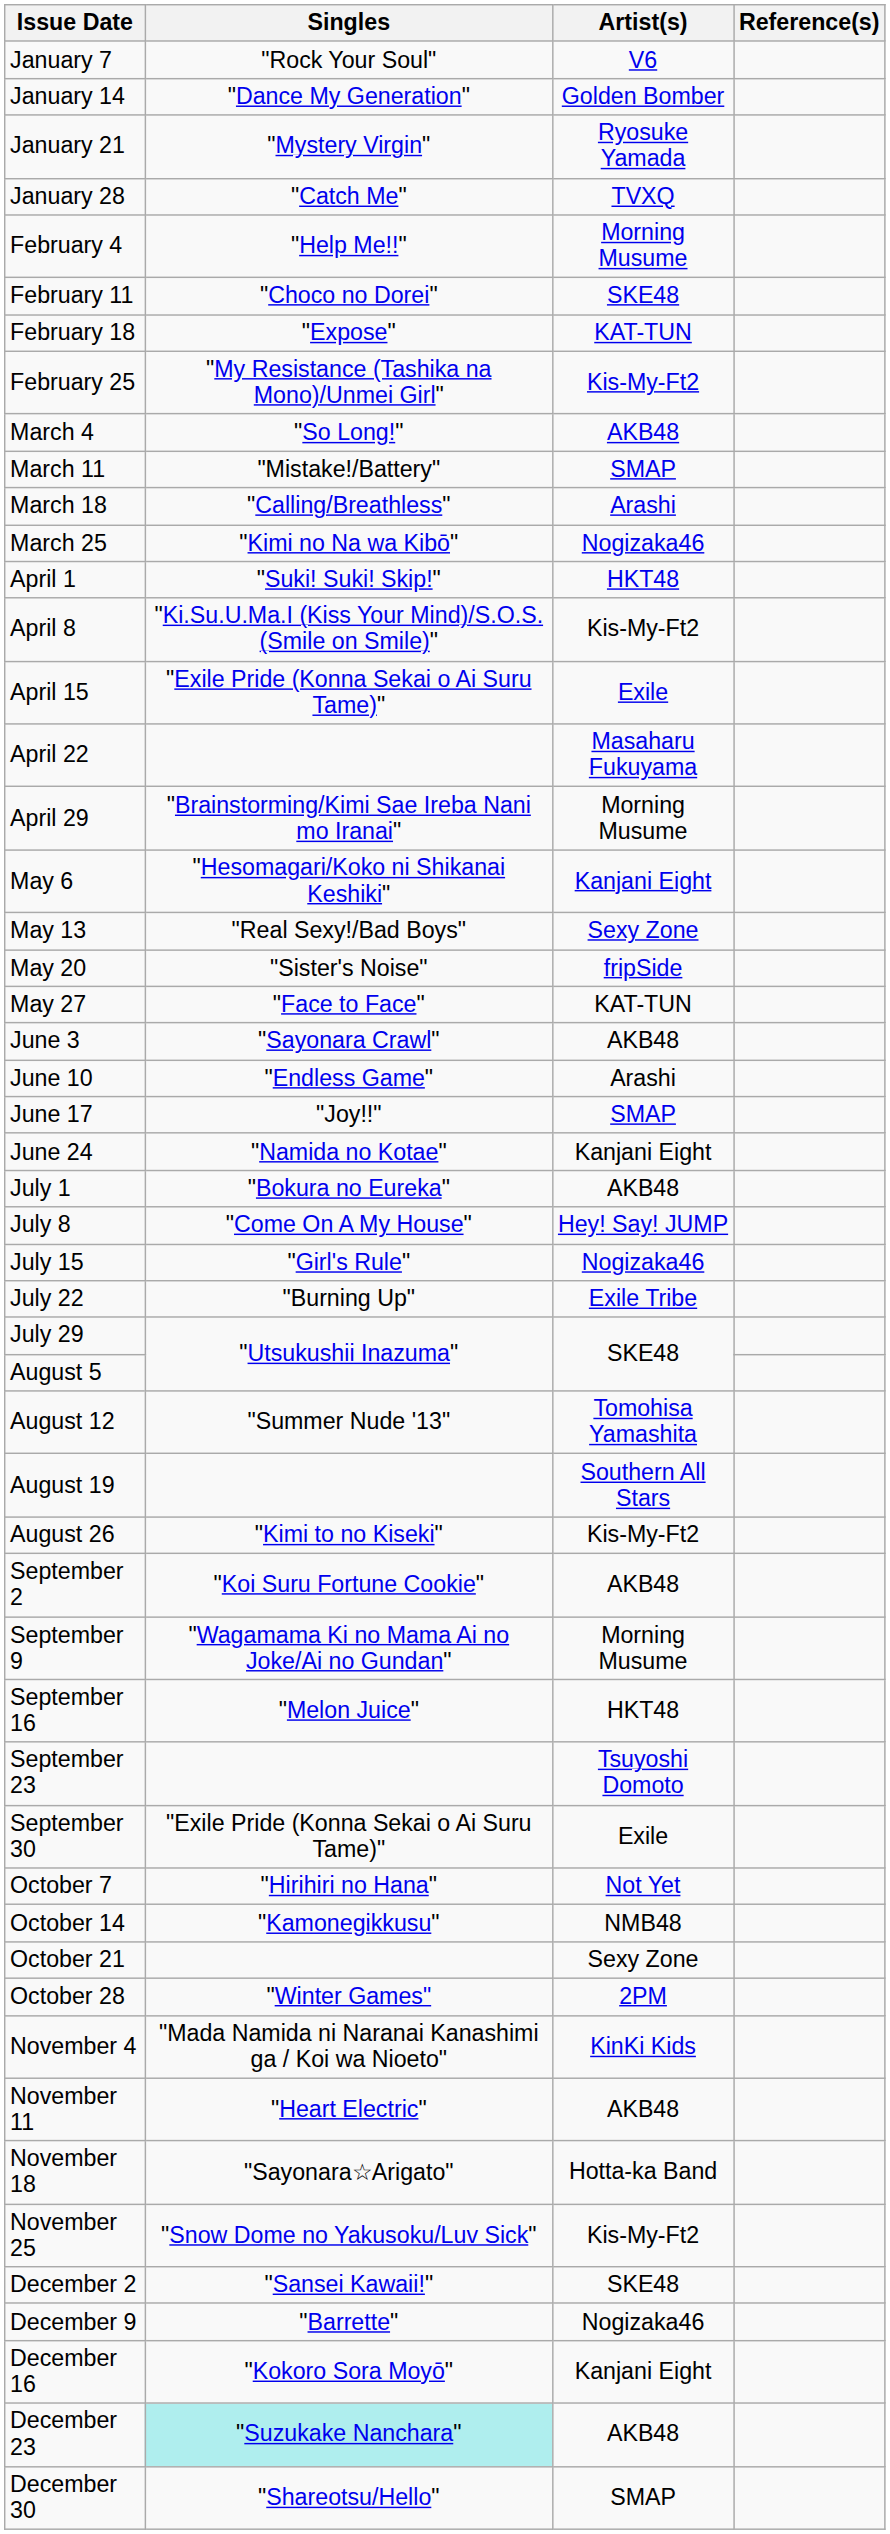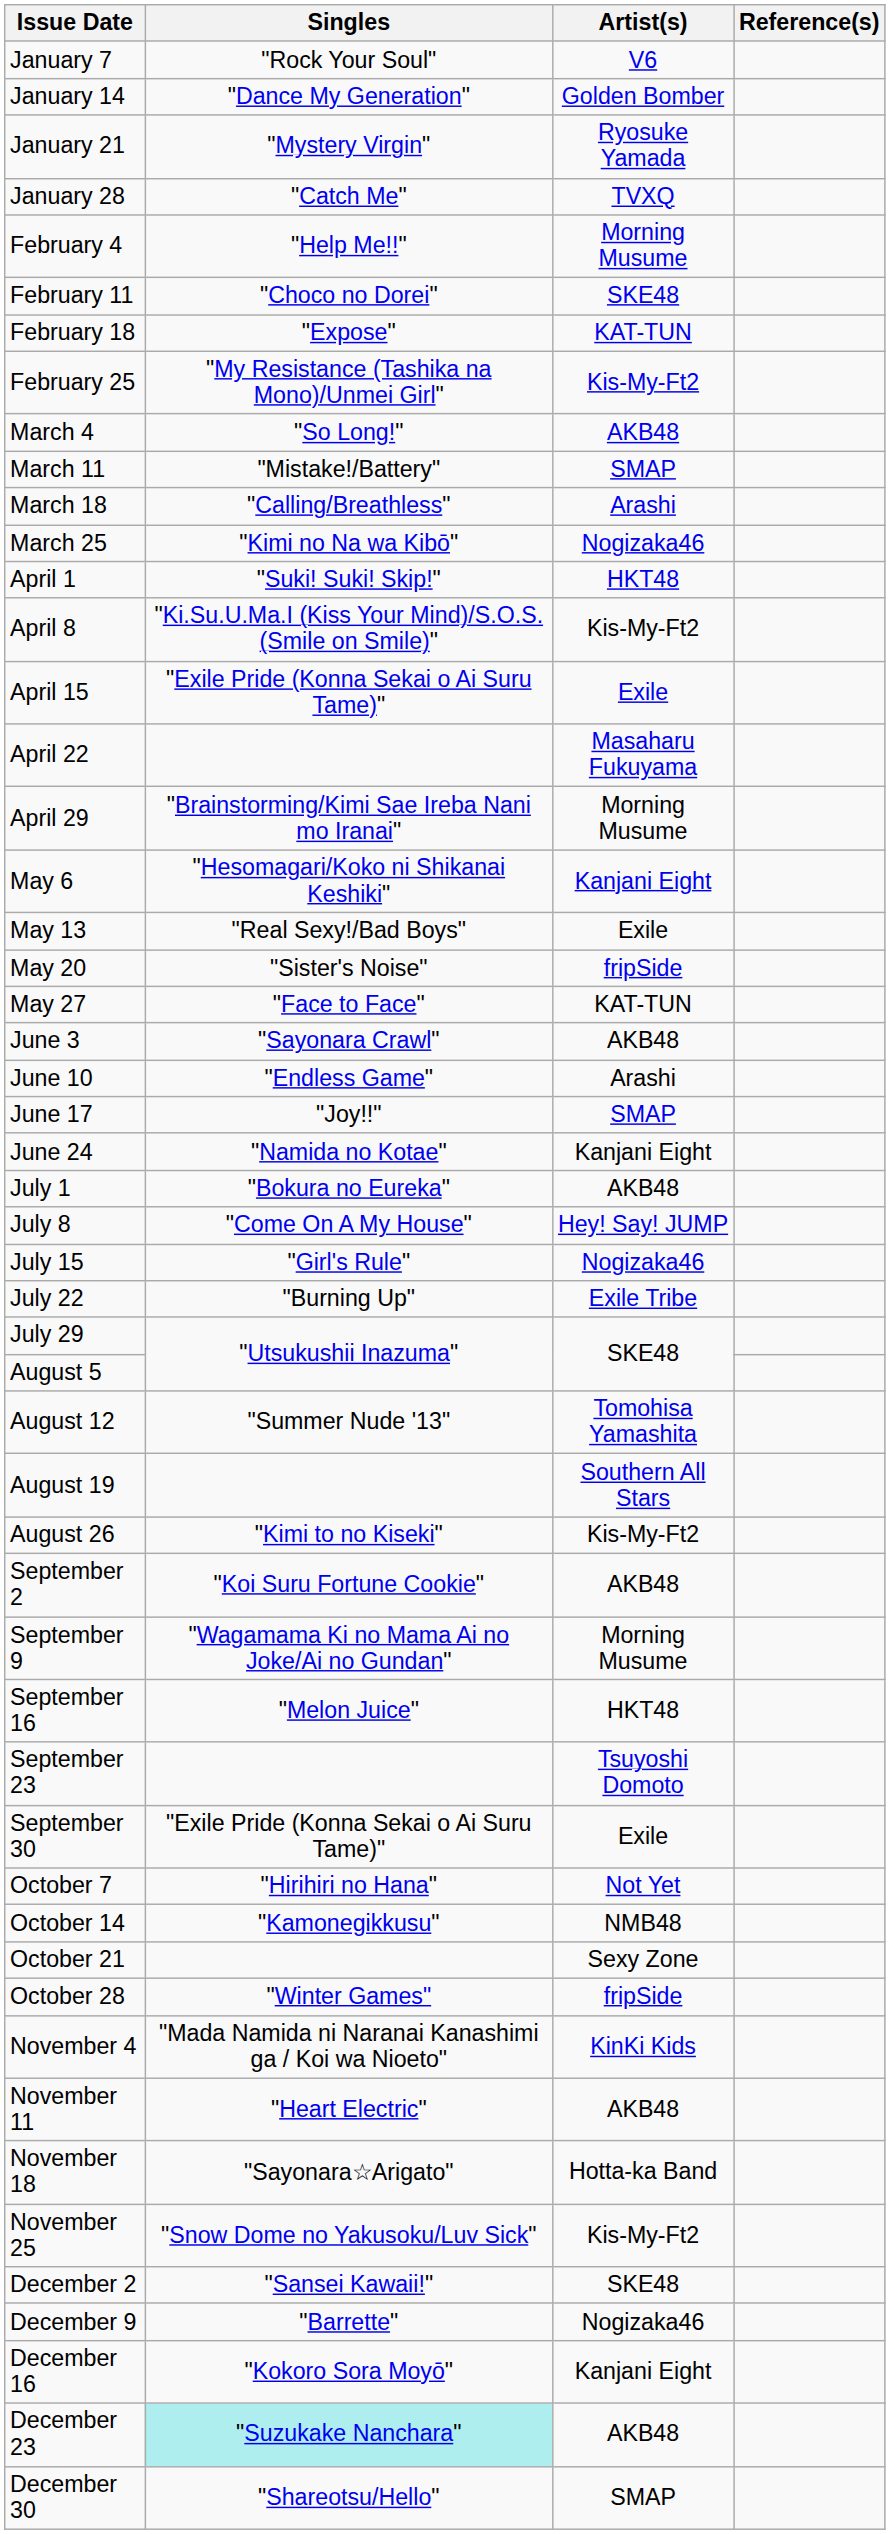(643, 930) Sexy Zone -> (643, 930) Exile
(643, 1996) 2PM -> (643, 1996) fripSide
